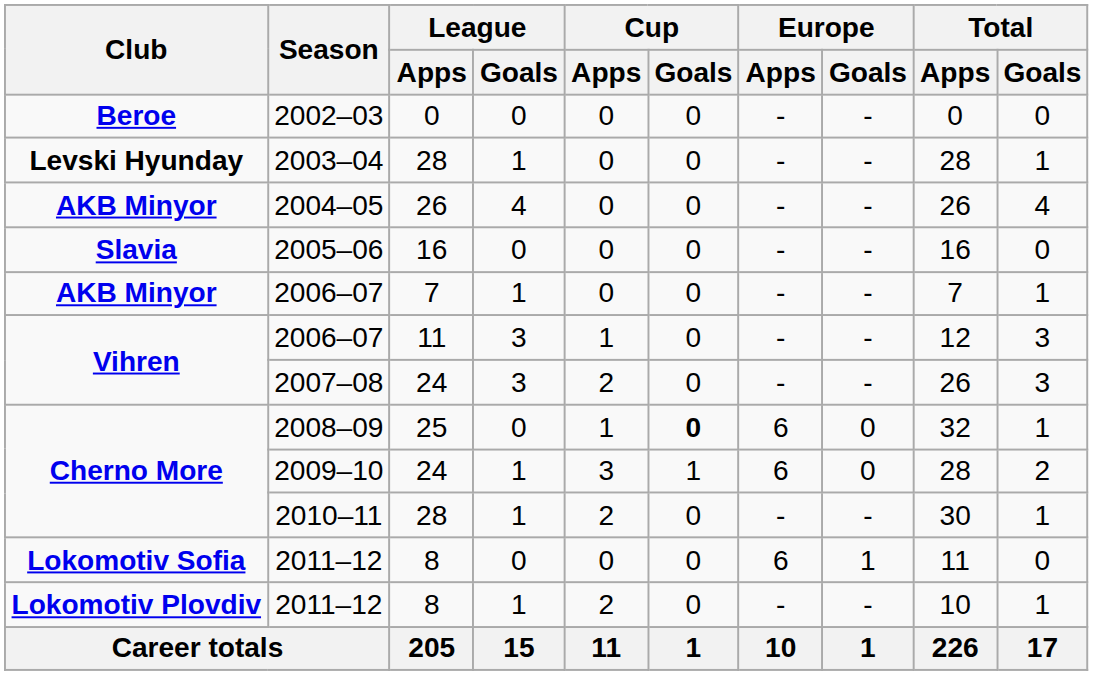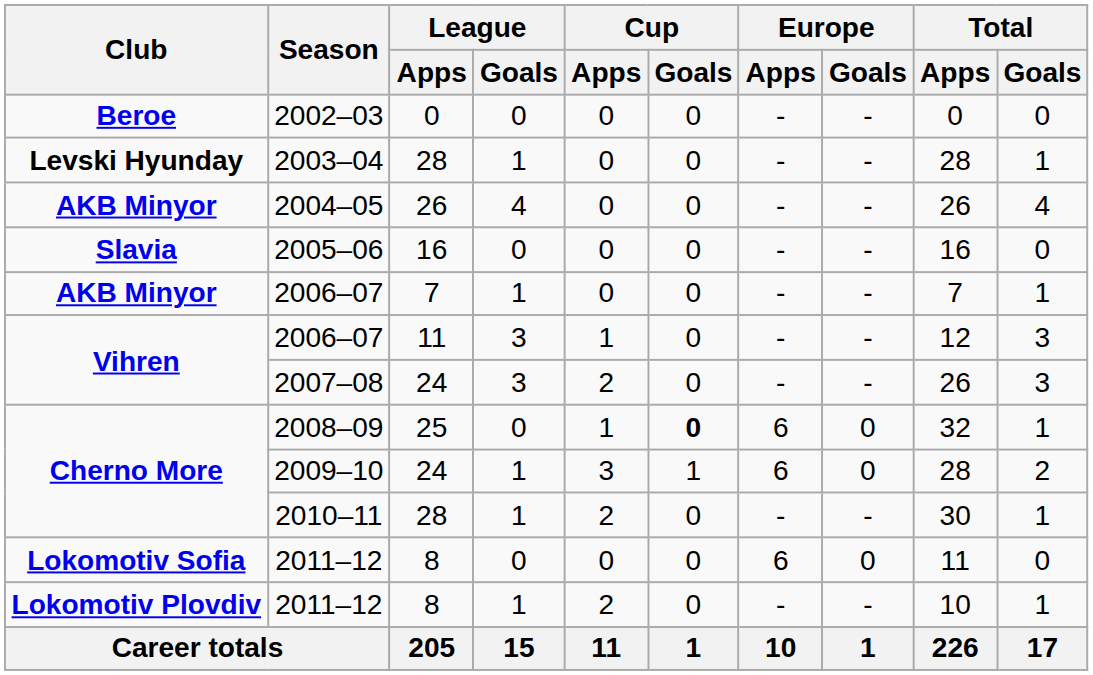(868, 560) 1 -> (868, 560) 0
